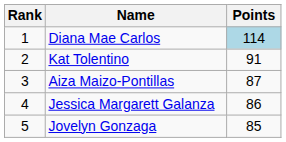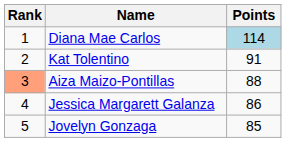(25, 82) no background -> (25, 82) lightsalmon background
(254, 82) 87 -> (254, 82) 88
